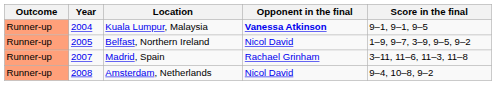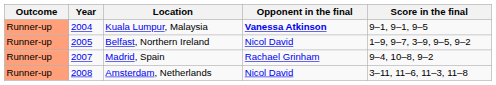(419, 57) 3–11, 11–6, 11–3, 11–8 -> (401, 57) 9–4, 10–8, 9–2
(401, 73) 9–4, 10–8, 9–2 -> (419, 73) 3–11, 11–6, 11–3, 11–8
